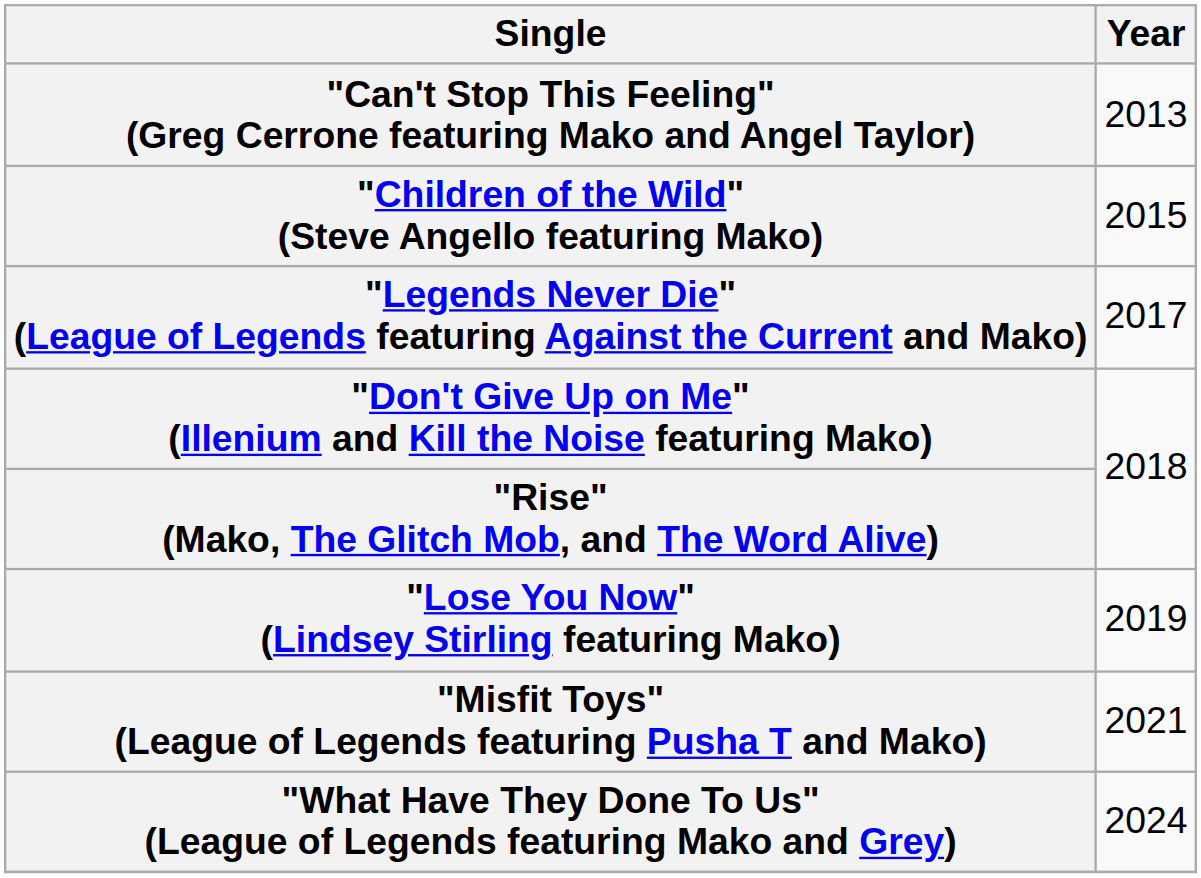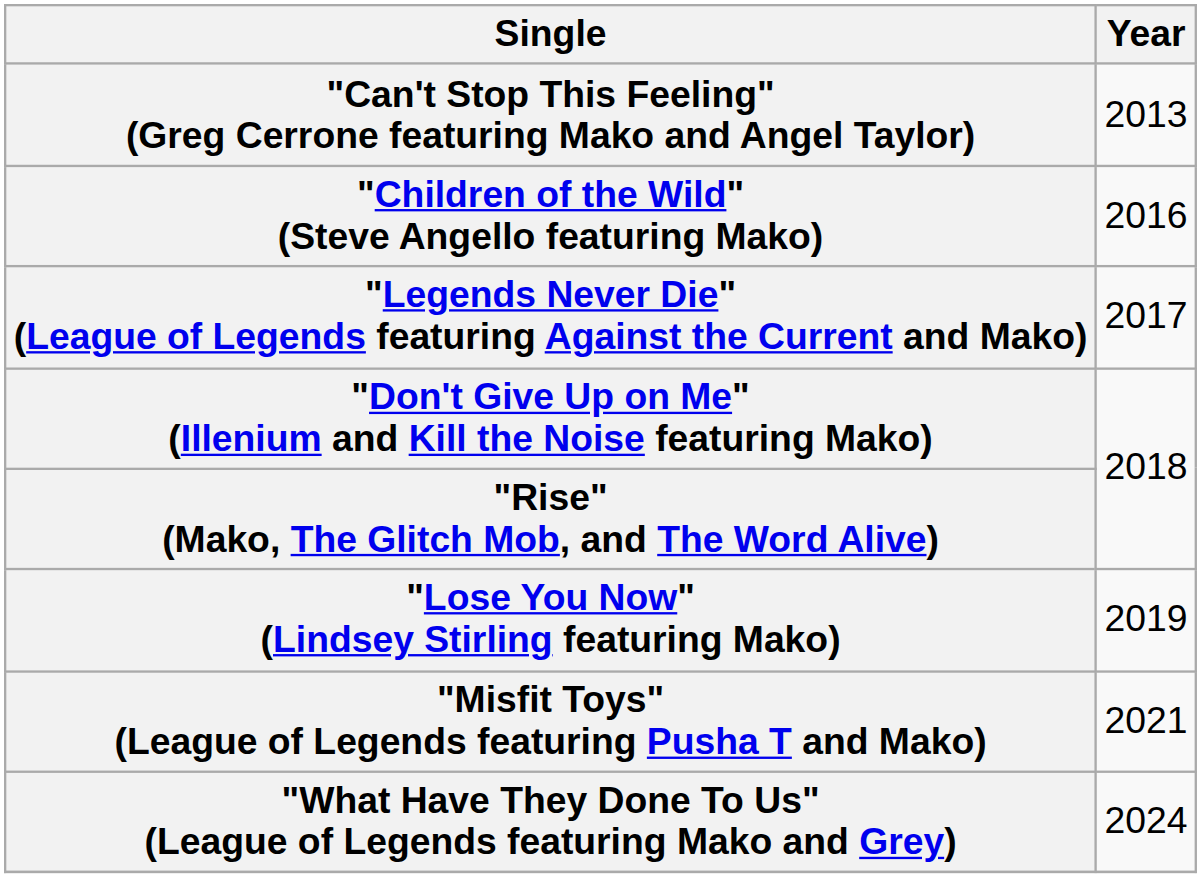(1146, 215) 2015 -> (1146, 215) 2016
